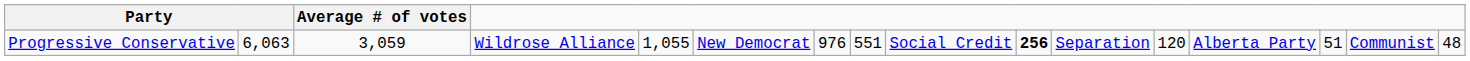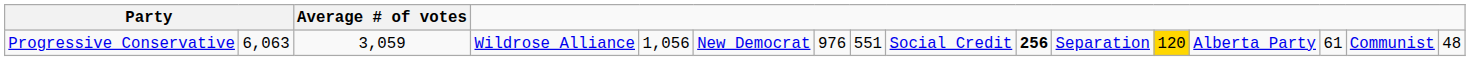(666, 43) 1,055 -> (666, 43) 1,056
(1172, 43) no background -> (1172, 43) gold background
(1333, 43) 51 -> (1333, 43) 61
